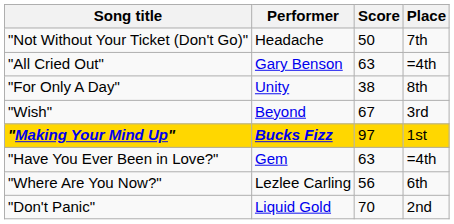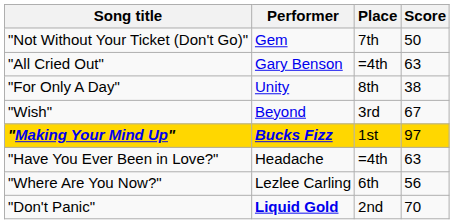columns swapped: (426, 16) <-> (379, 16)
(289, 40) Headache -> (271, 40) Gem
(271, 159) Gem -> (289, 159) Headache
(293, 207) normal -> (297, 207) bold
